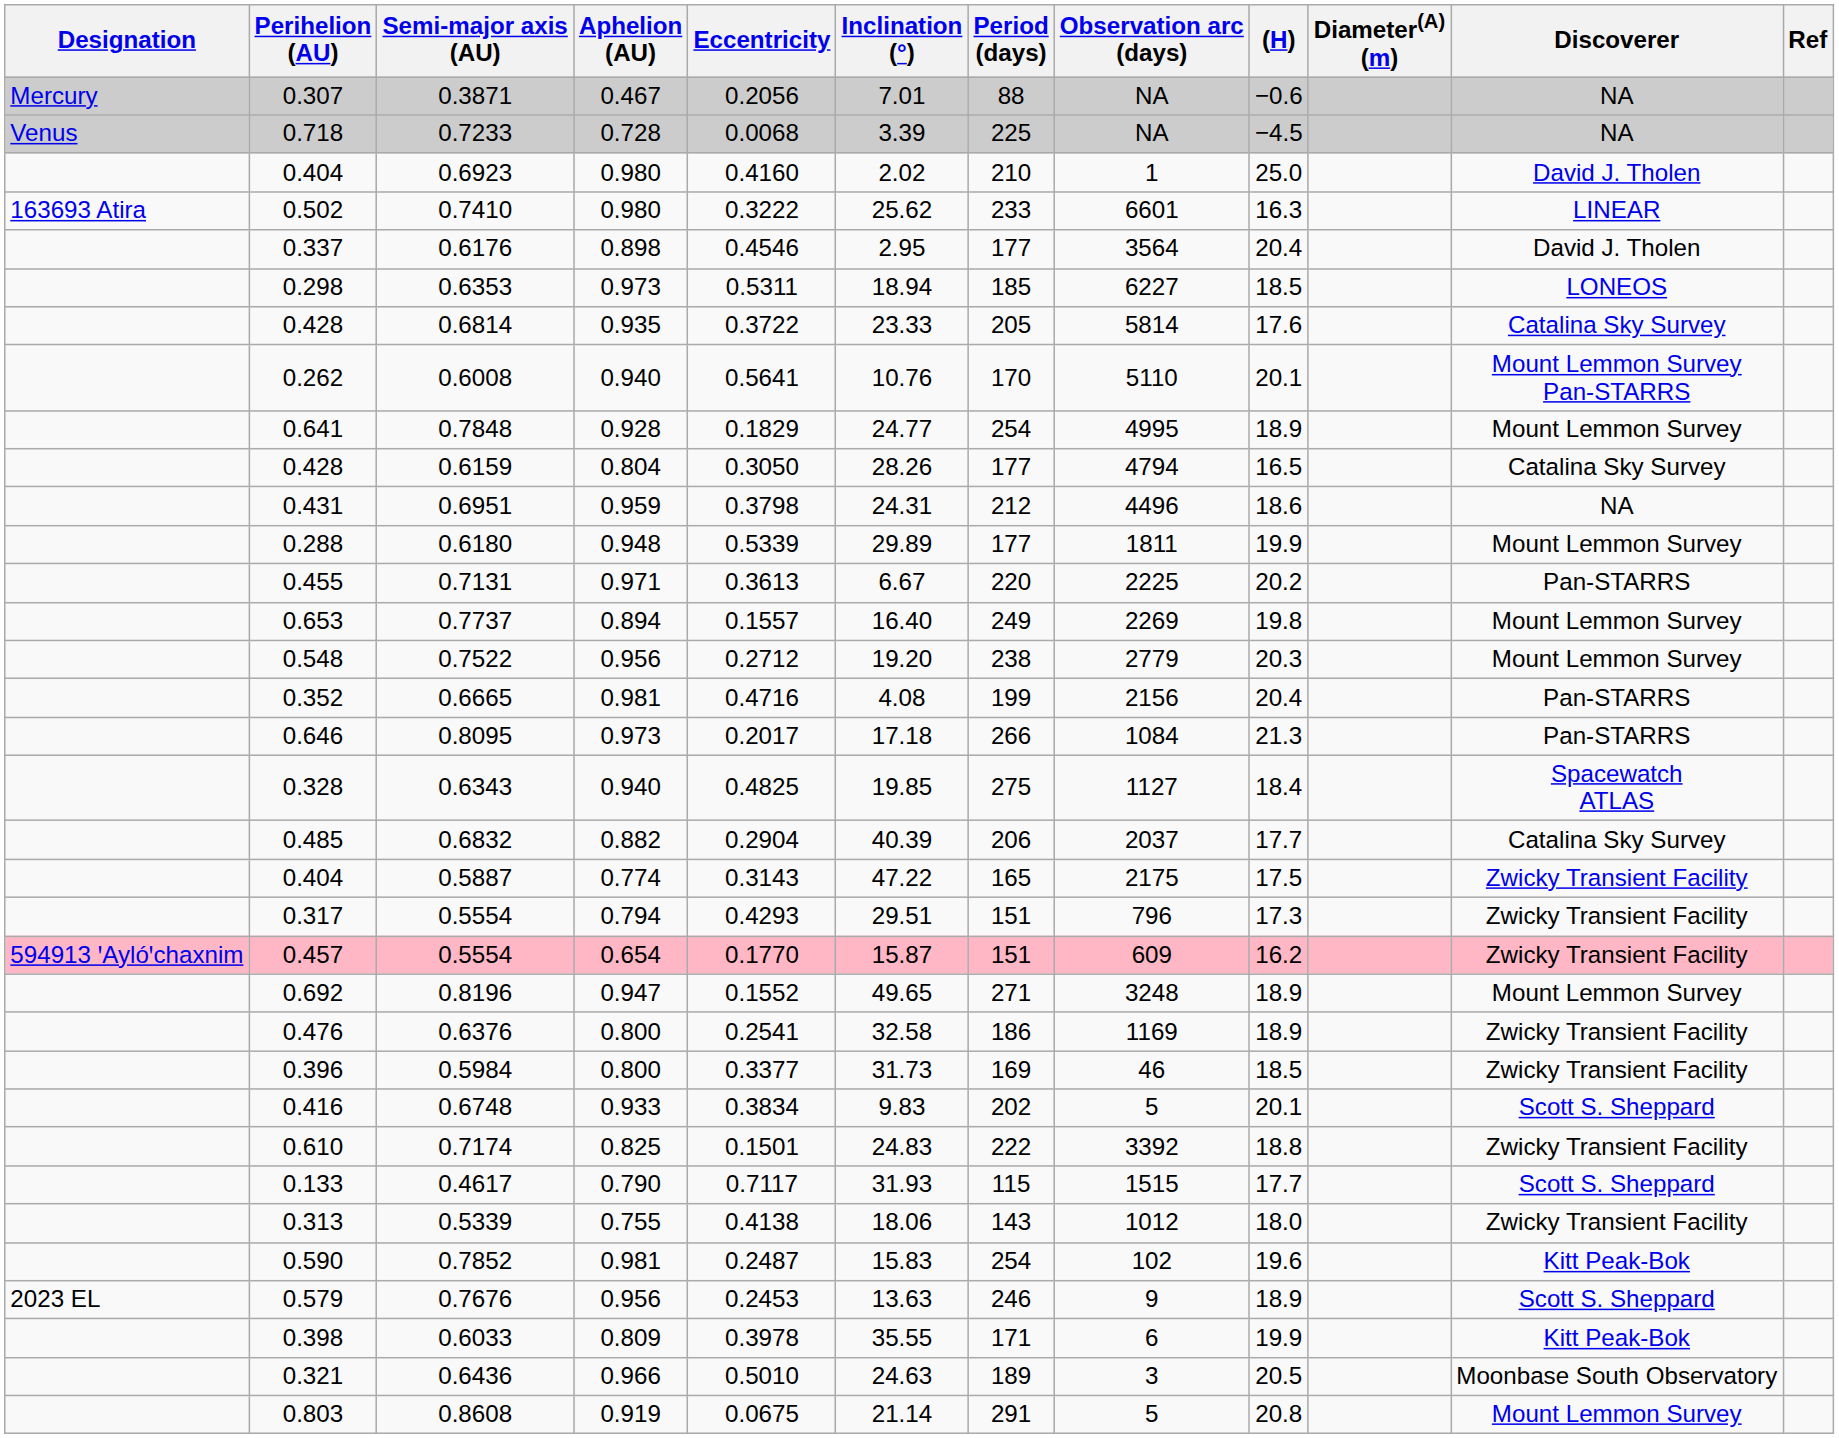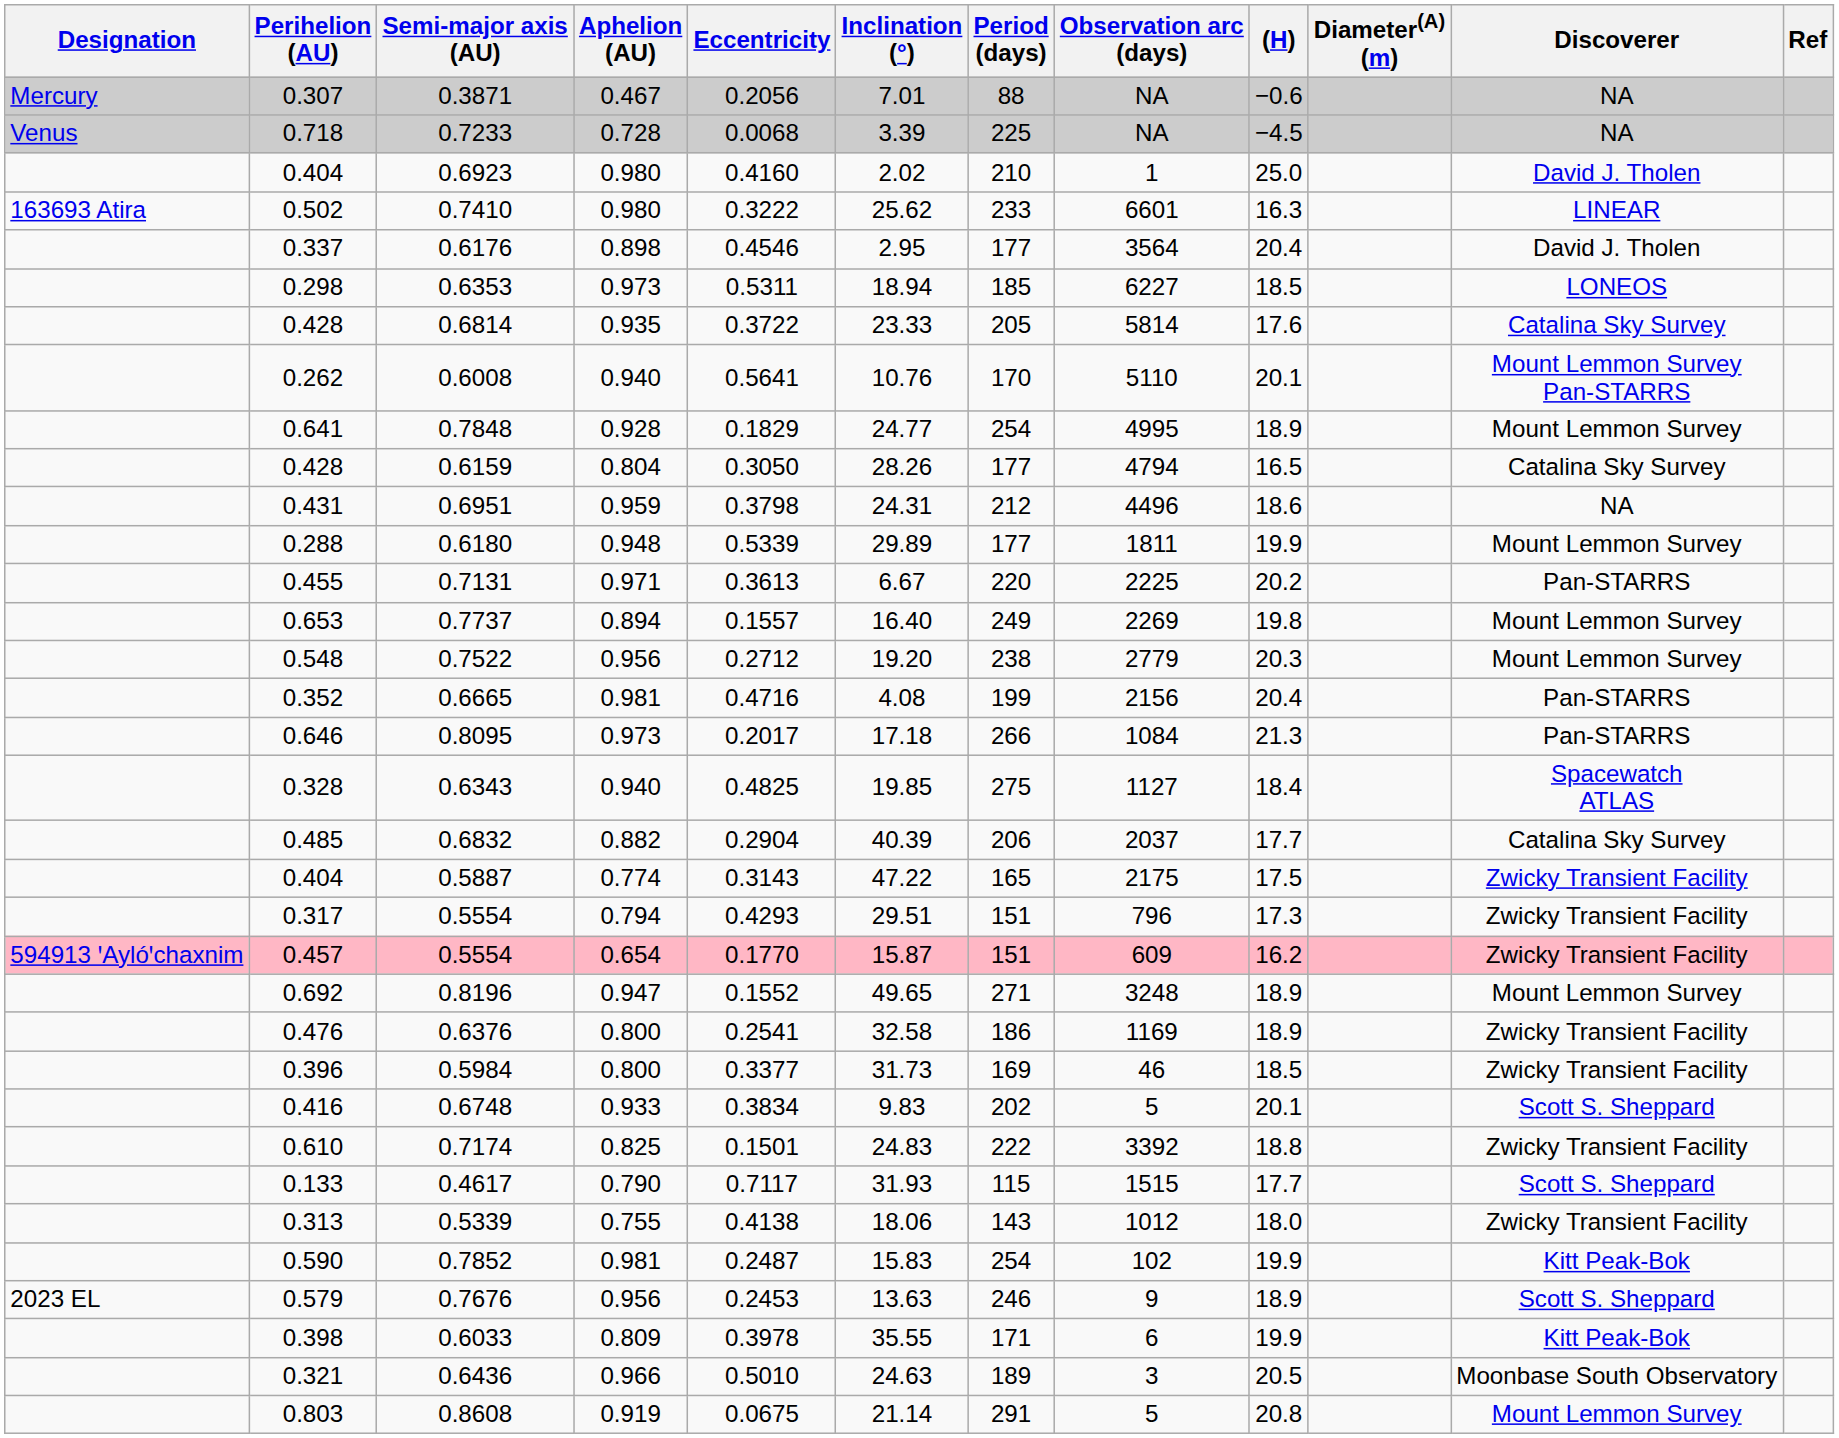(1279, 1261) 19.6 -> (1279, 1261) 19.9
